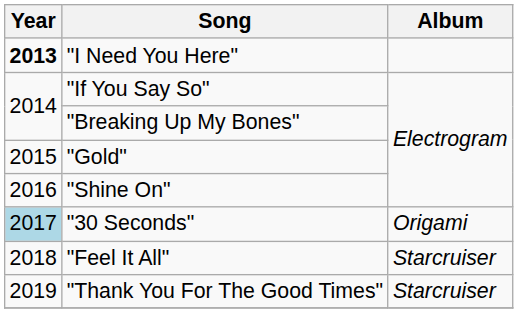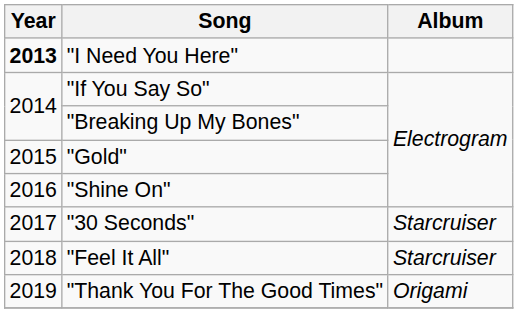(33, 223) lightblue background -> (33, 223) no background
(430, 223) Origami -> (444, 223) Starcruiser
(444, 291) Starcruiser -> (430, 291) Origami
